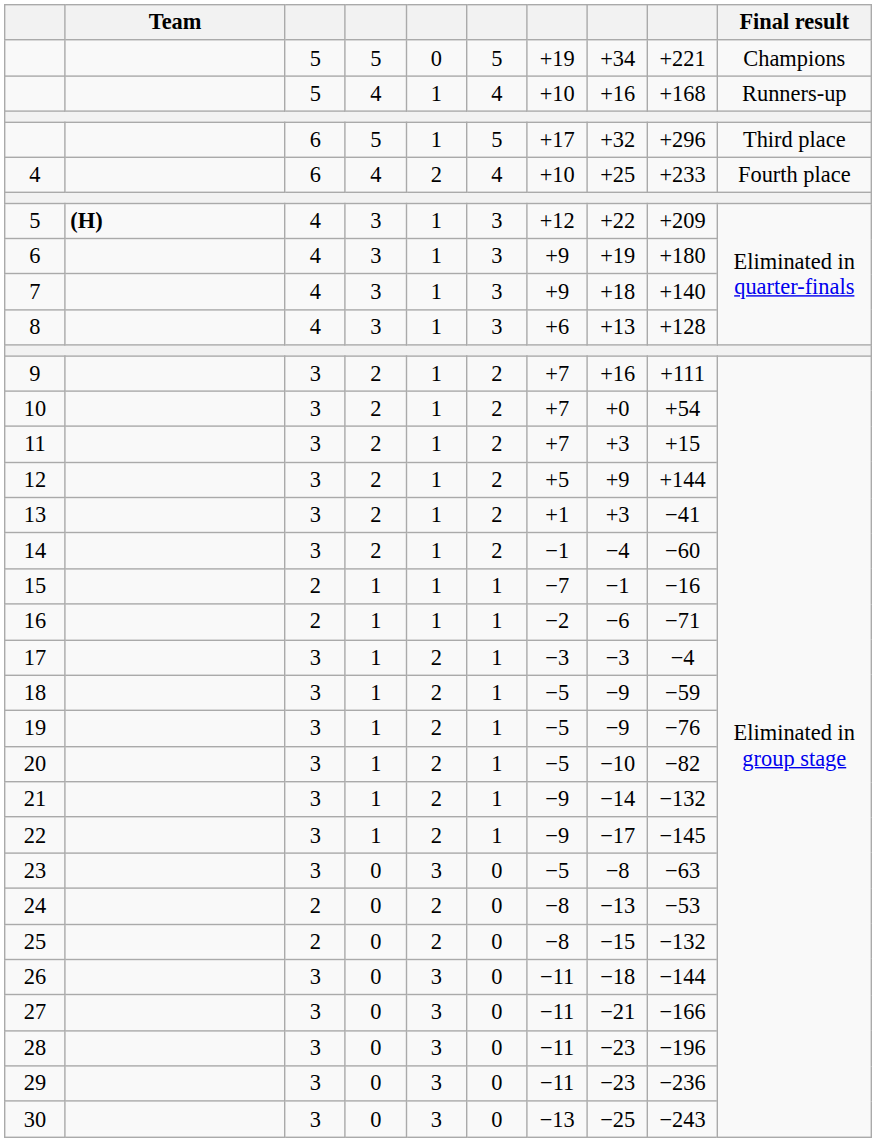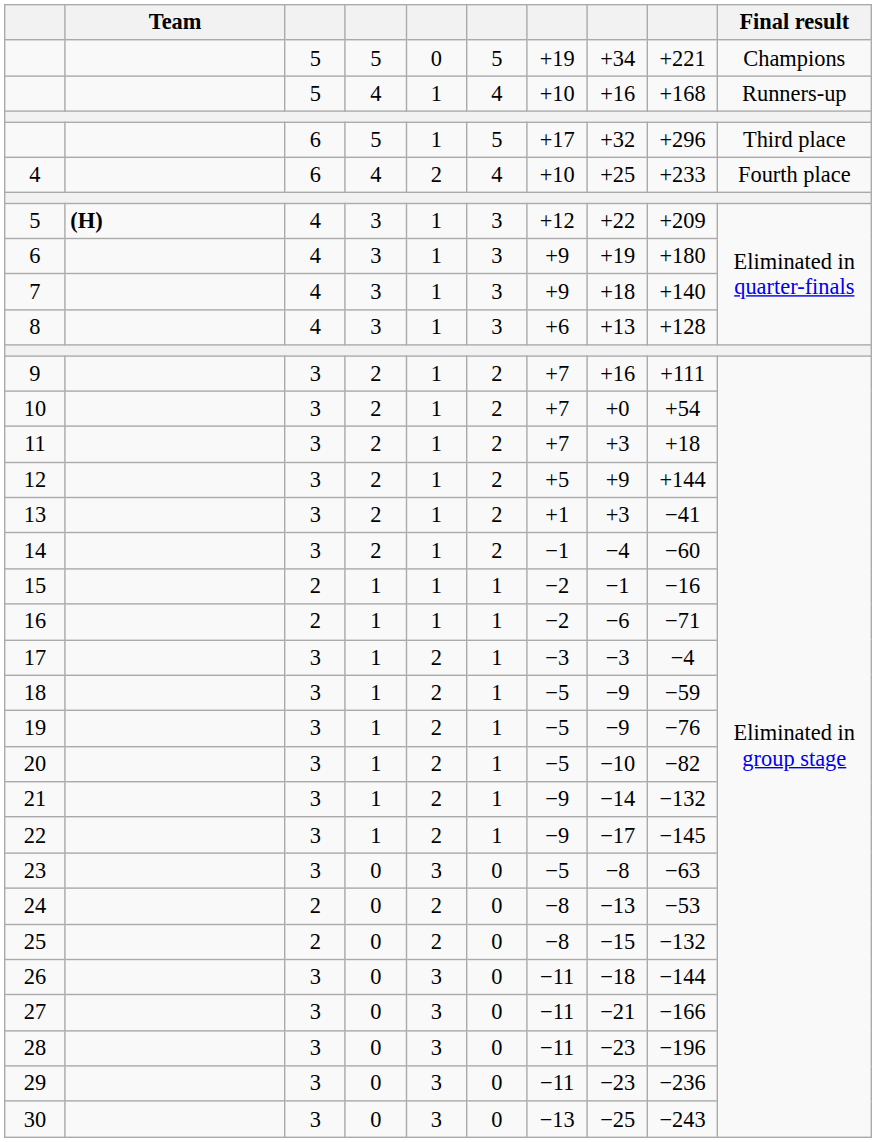(683, 444) +15 -> (683, 444) +18
(557, 586) −7 -> (557, 586) −2
